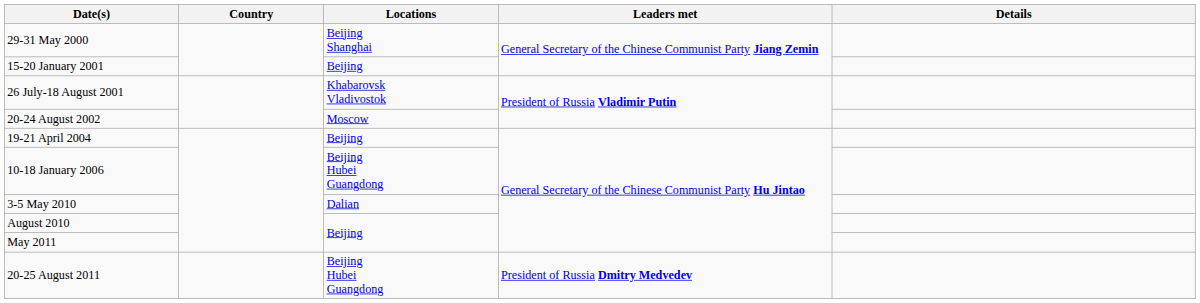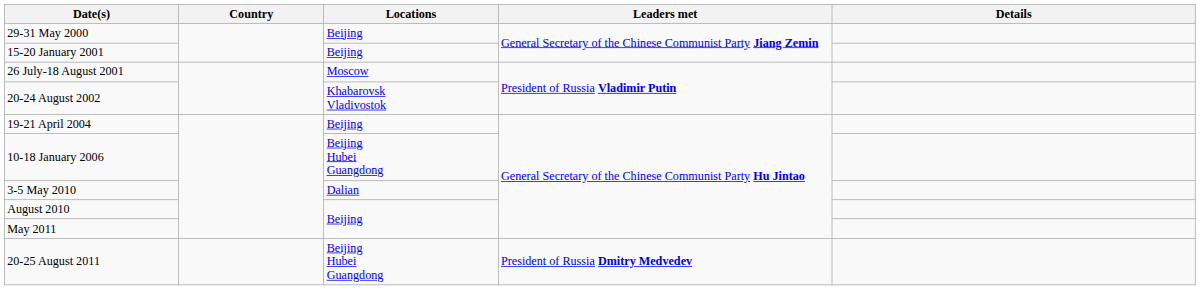(349, 40) Beijing Shanghai -> (345, 33) Beijing
(356, 92) Khabarovsk Vladivostok -> (348, 71) Moscow
(348, 118) Moscow -> (356, 98) Khabarovsk Vladivostok
